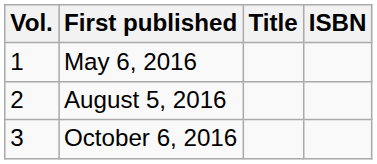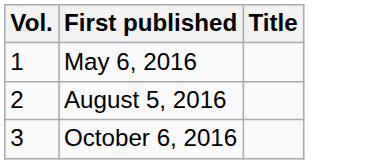- column: (338, 23)
